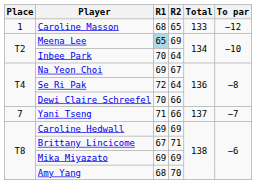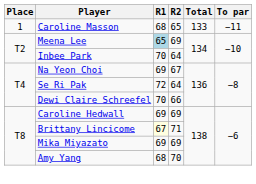(233, 26) −12 -> (233, 26) −11
- row: (65, 114)
(161, 143) no background -> (161, 129) lightyellow background
